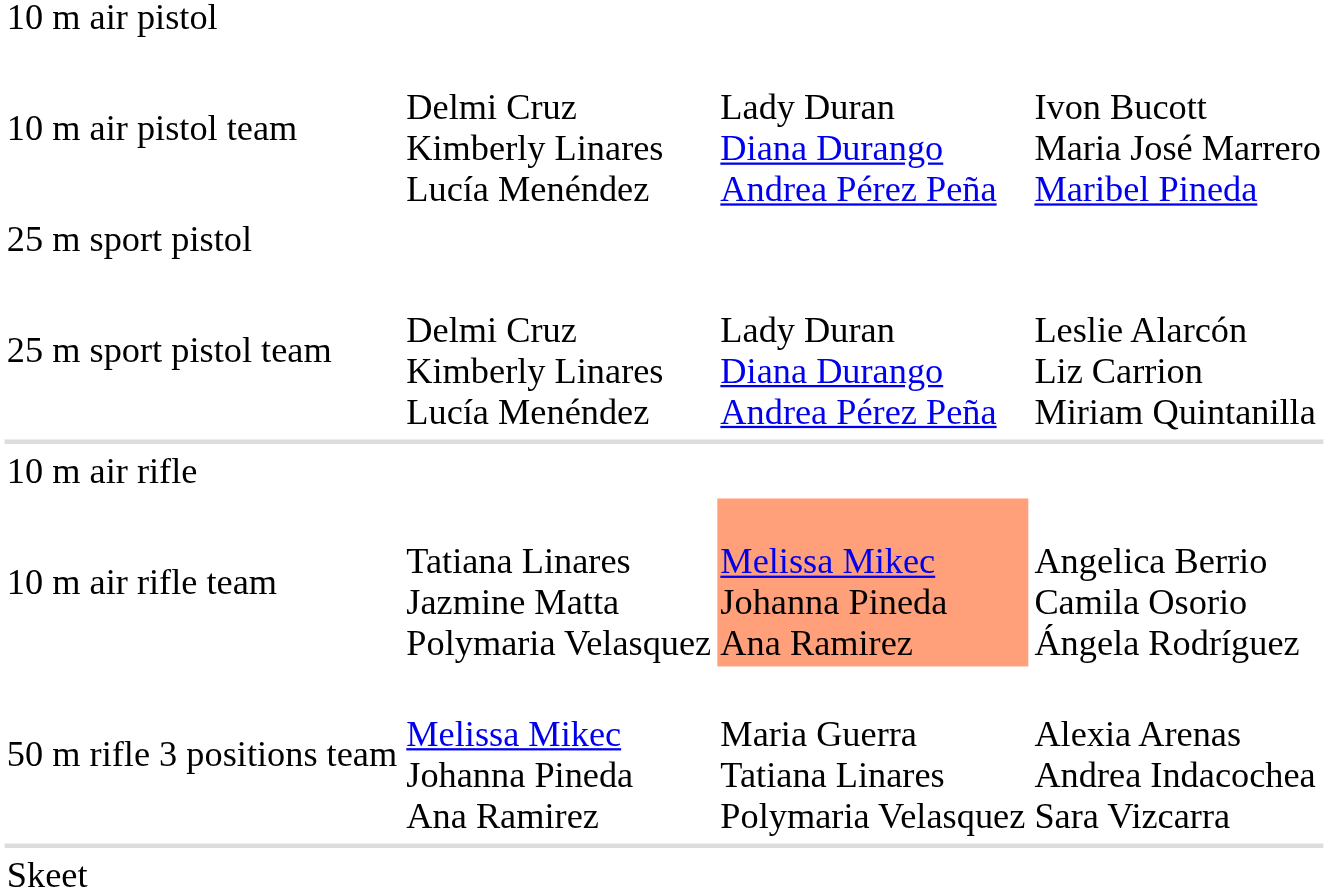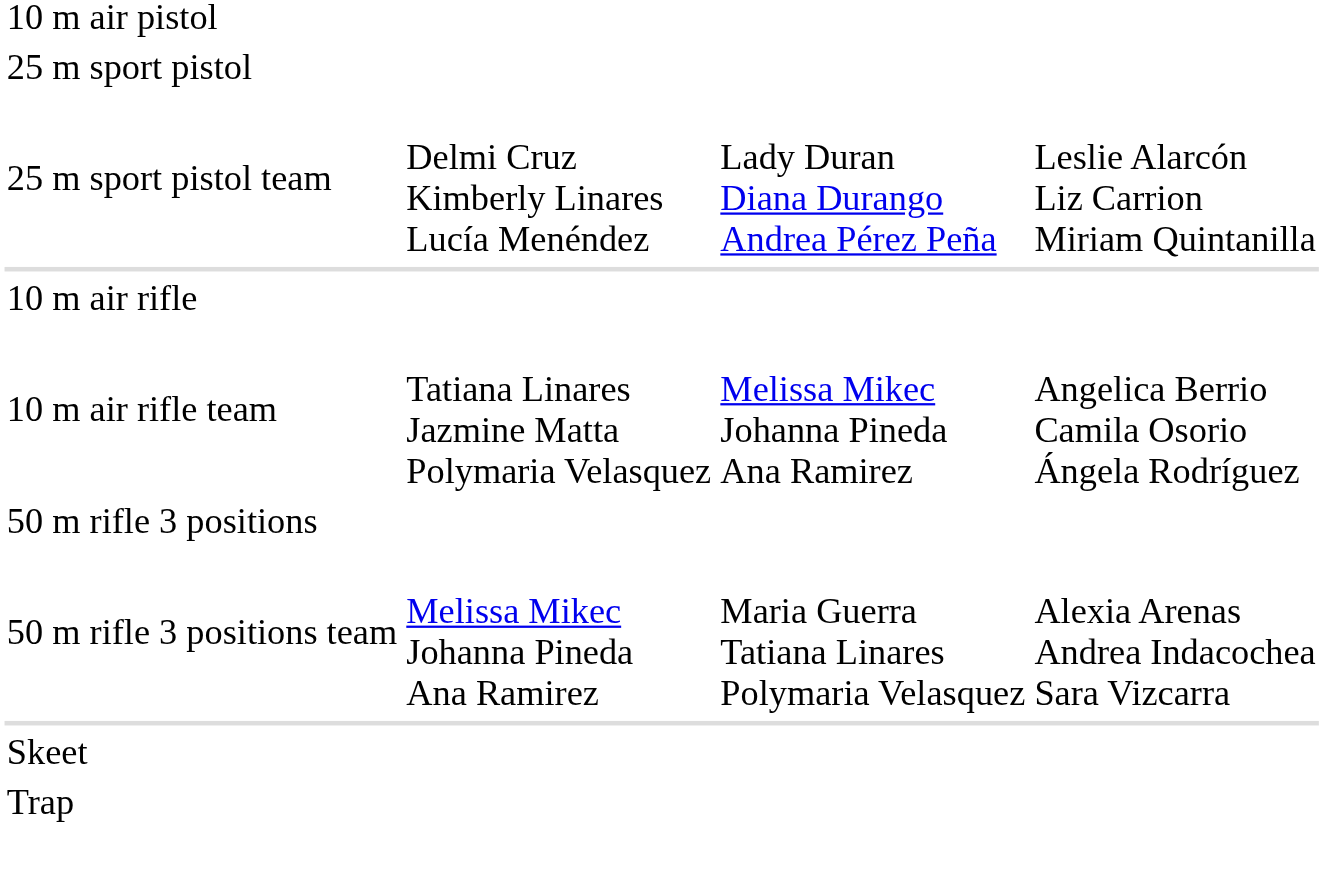- row: (152, 127)
(834, 602) lightsalmon background -> (834, 429) no background
+ row: (162, 520)
+ row: (40, 802)
